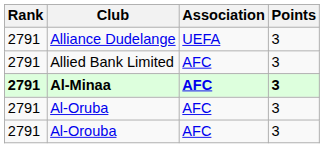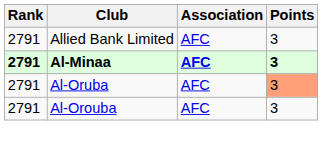- row: (113, 39)
(276, 108) no background -> (274, 85) lightsalmon background
